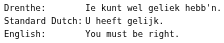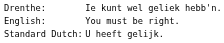rows swapped: (43, 21) <-> (25, 33)
